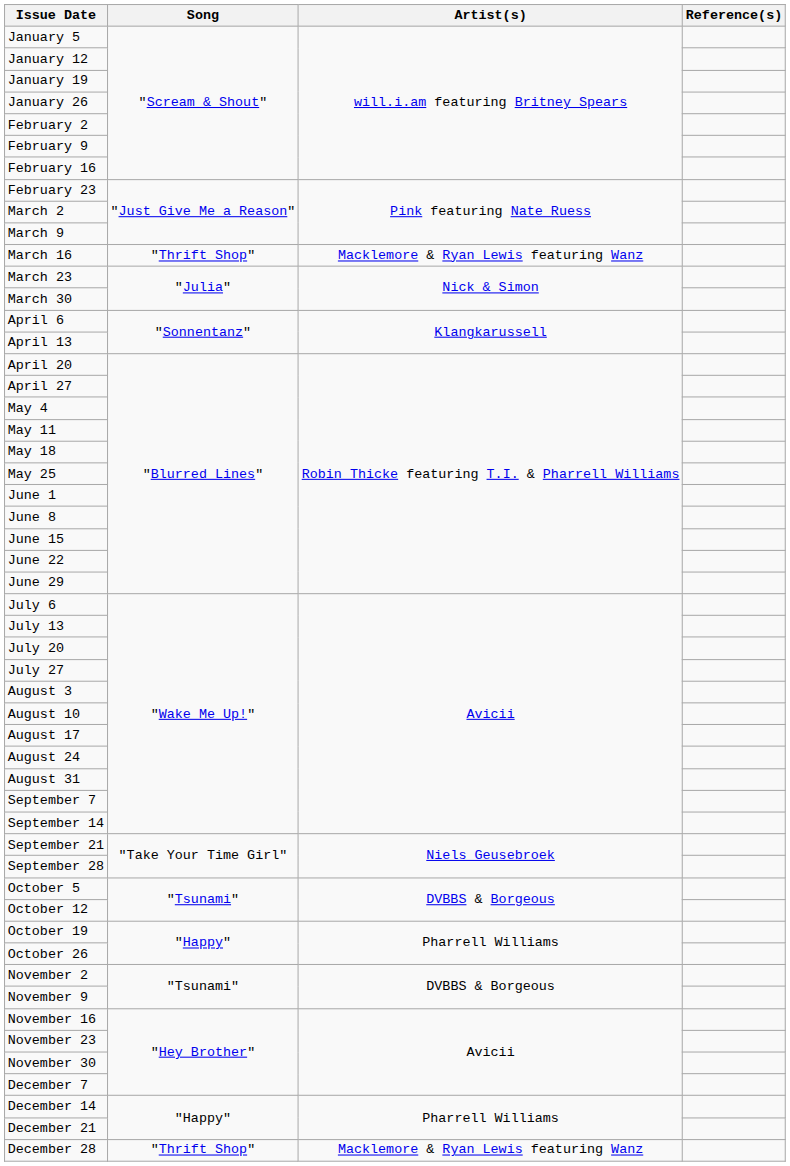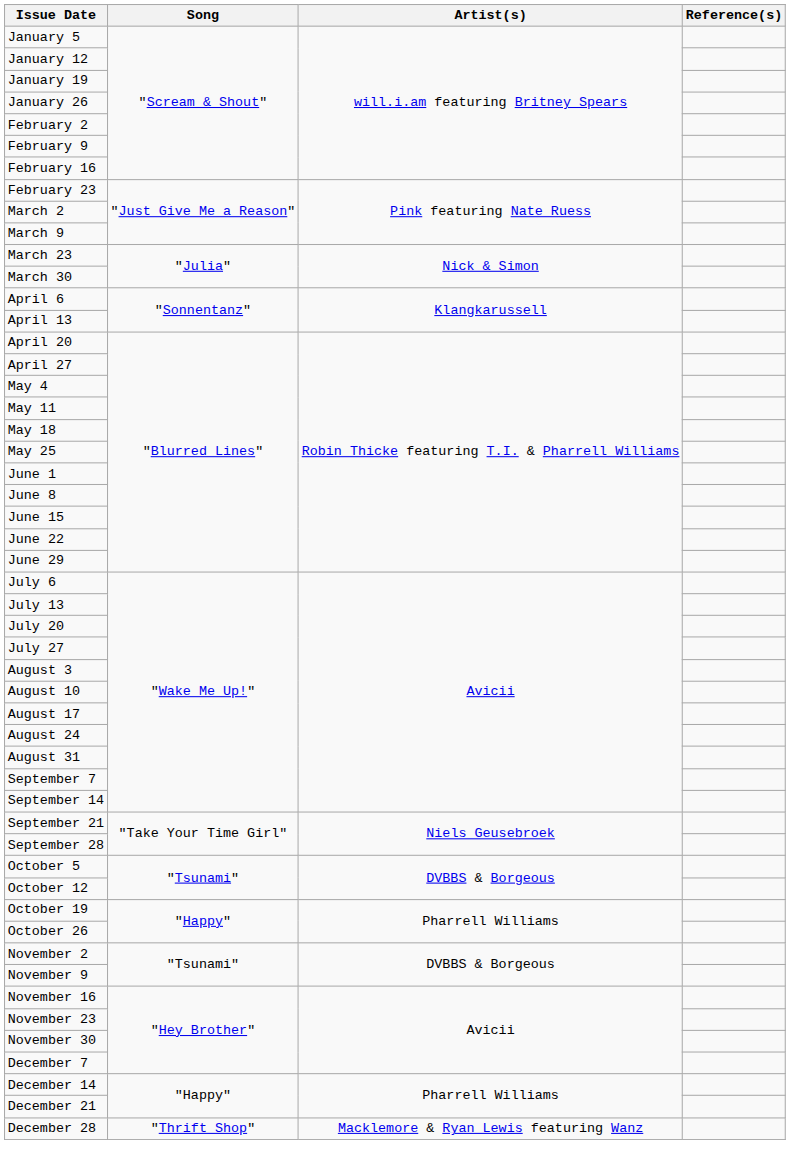- row: (40, 255)
